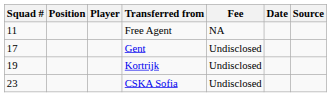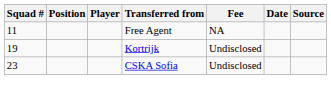- row: (135, 48)
